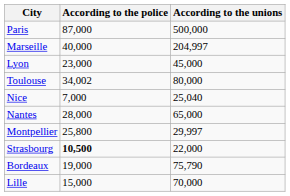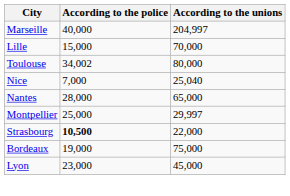- row: (18, 30)
rows swapped: (18, 64) <-> (17, 183)
(77, 132) 25,800 -> (77, 115) 25,000
(188, 166) 75,790 -> (188, 149) 75,000
